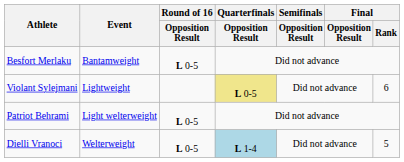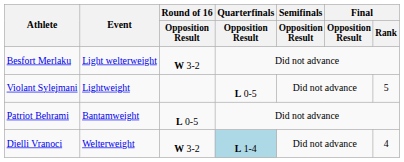(111, 61) Bantamweight -> (119, 61) Light welterweight
(187, 66) L 0-5 -> (187, 66) W 3-2
(246, 94) khaki background -> (246, 94) no background
(386, 88) 6 -> (386, 88) 5
(119, 116) Light welterweight -> (111, 116) Bantamweight
(187, 149) L 0-5 -> (187, 149) W 3-2
(386, 144) 5 -> (386, 144) 4
